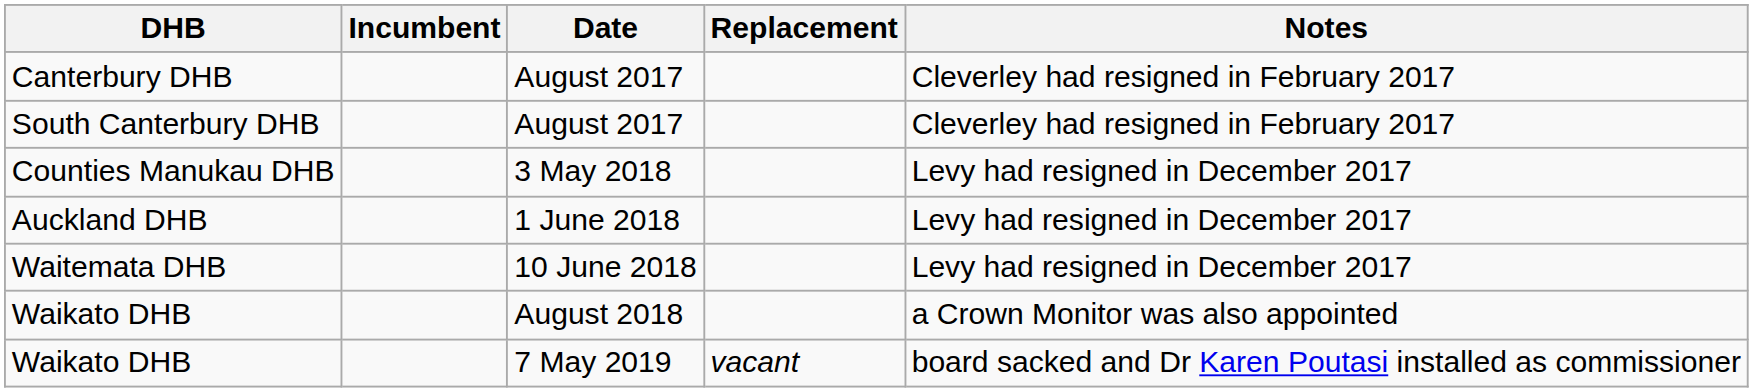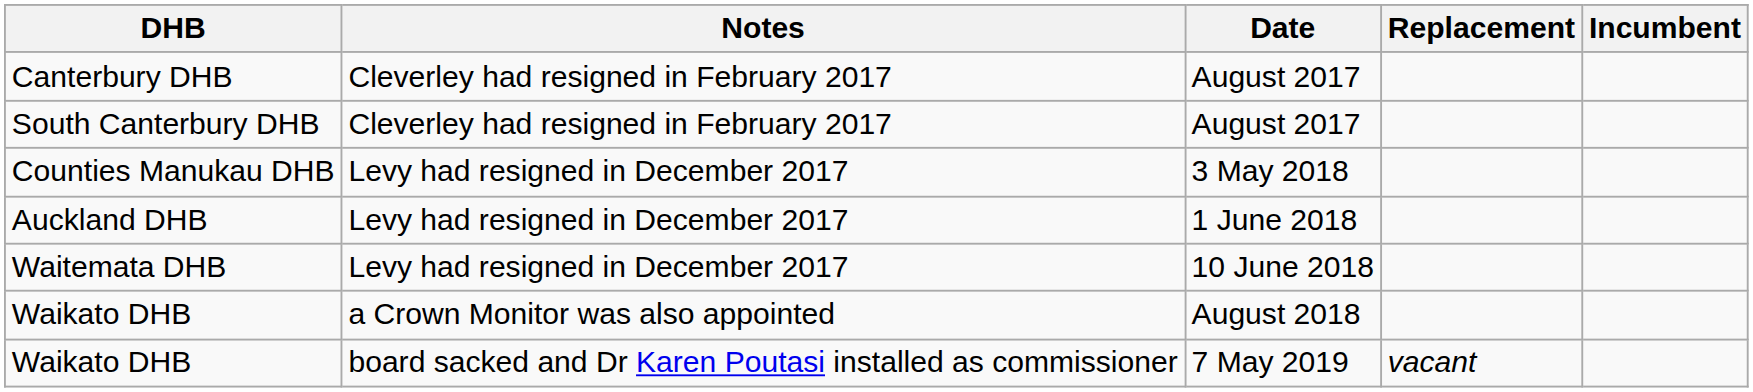columns swapped: (424, 28) <-> (1326, 28)
